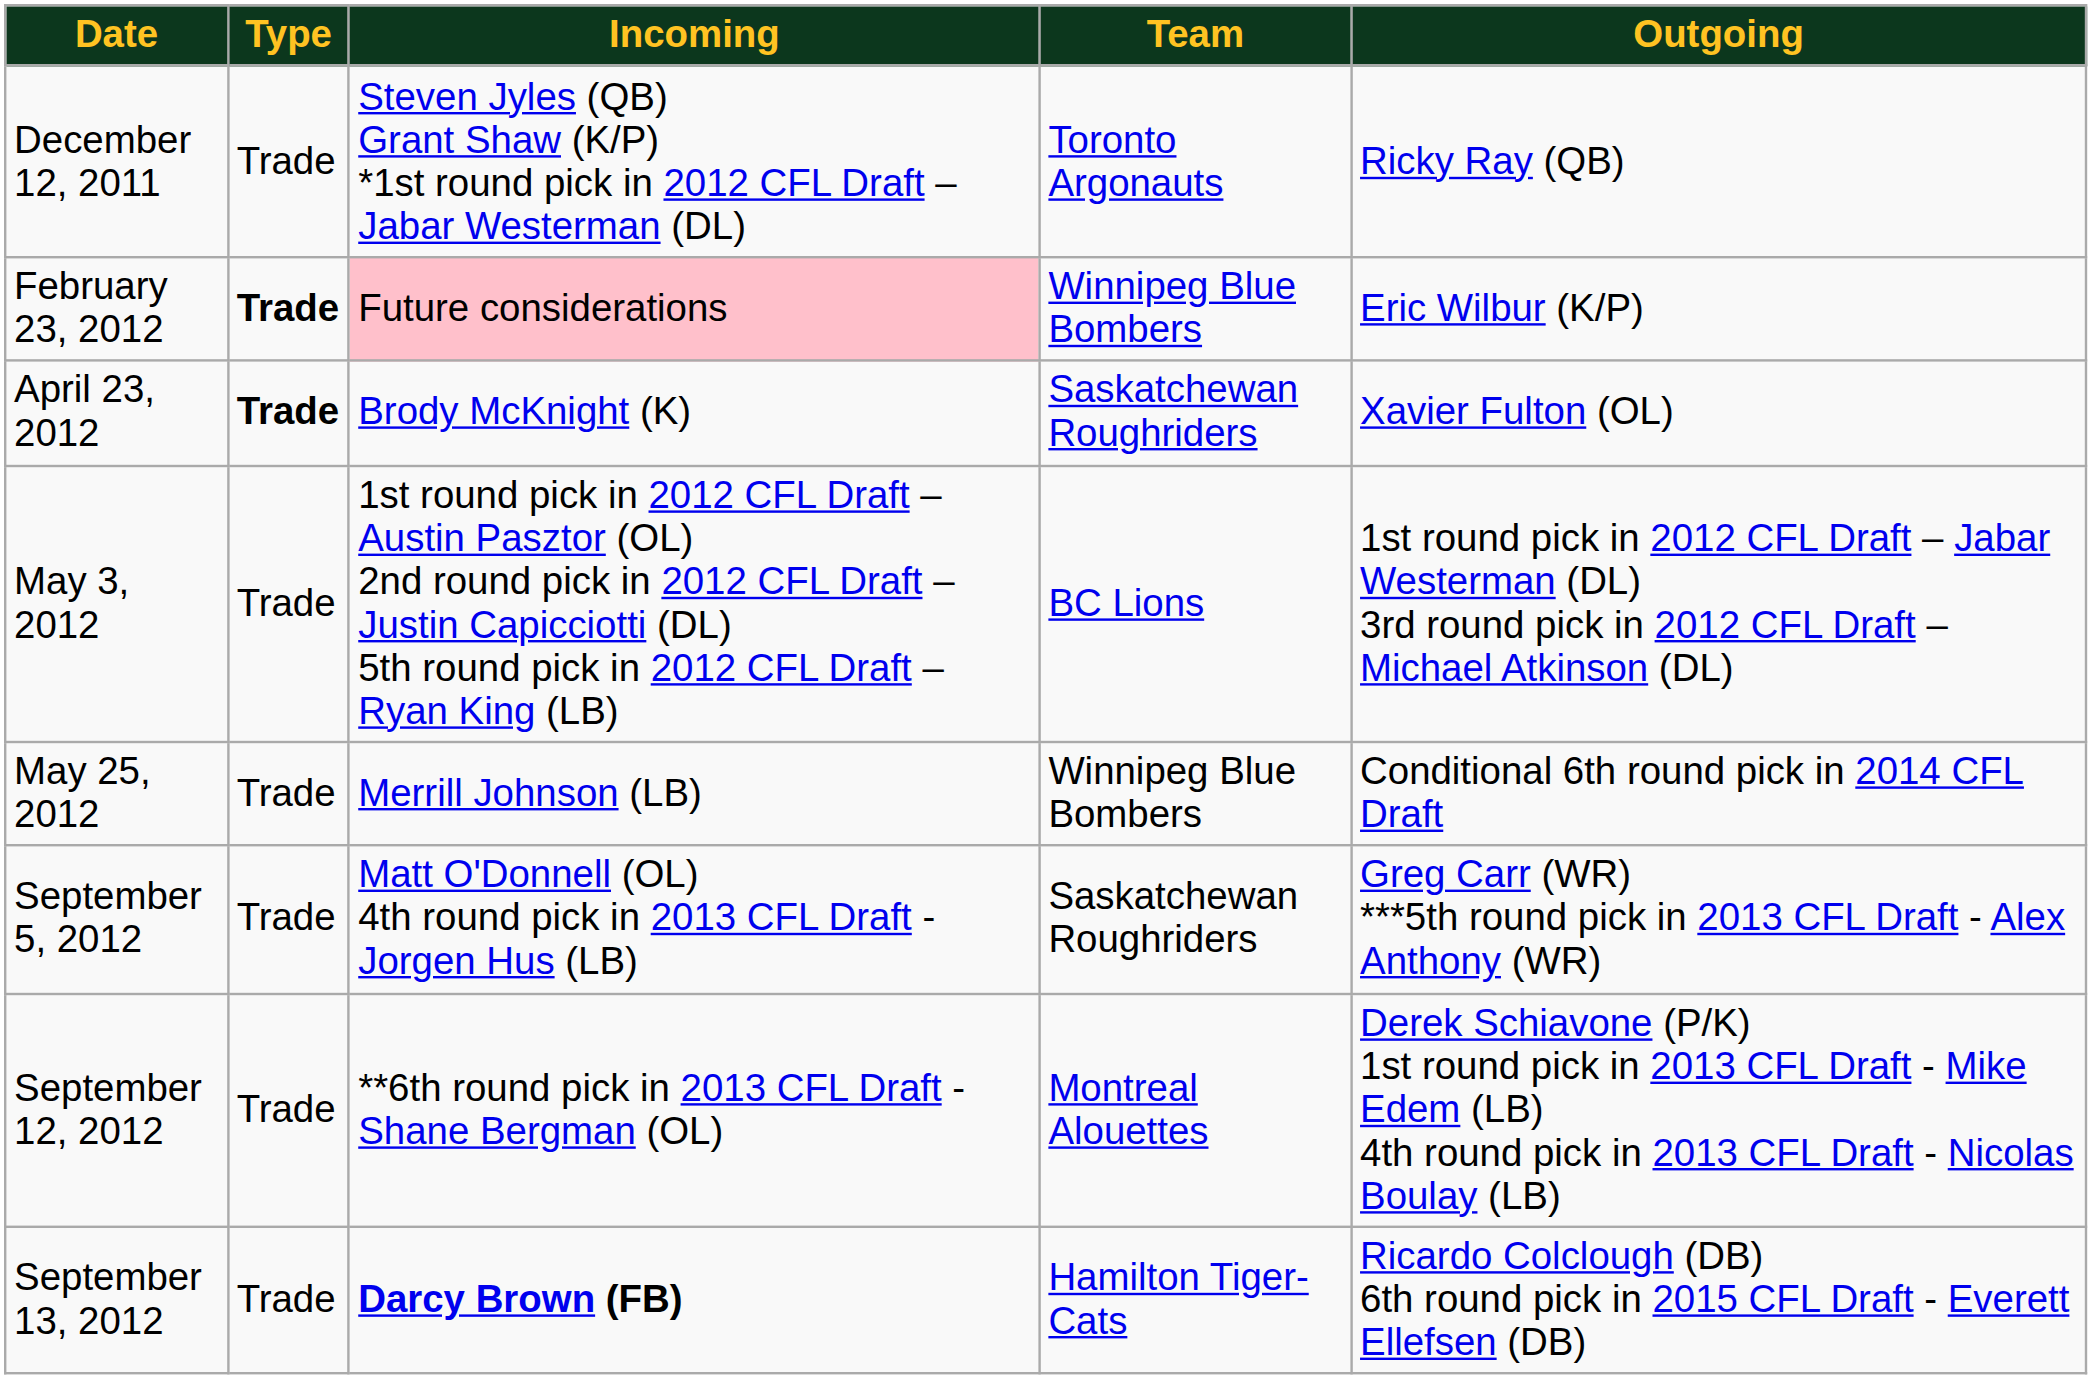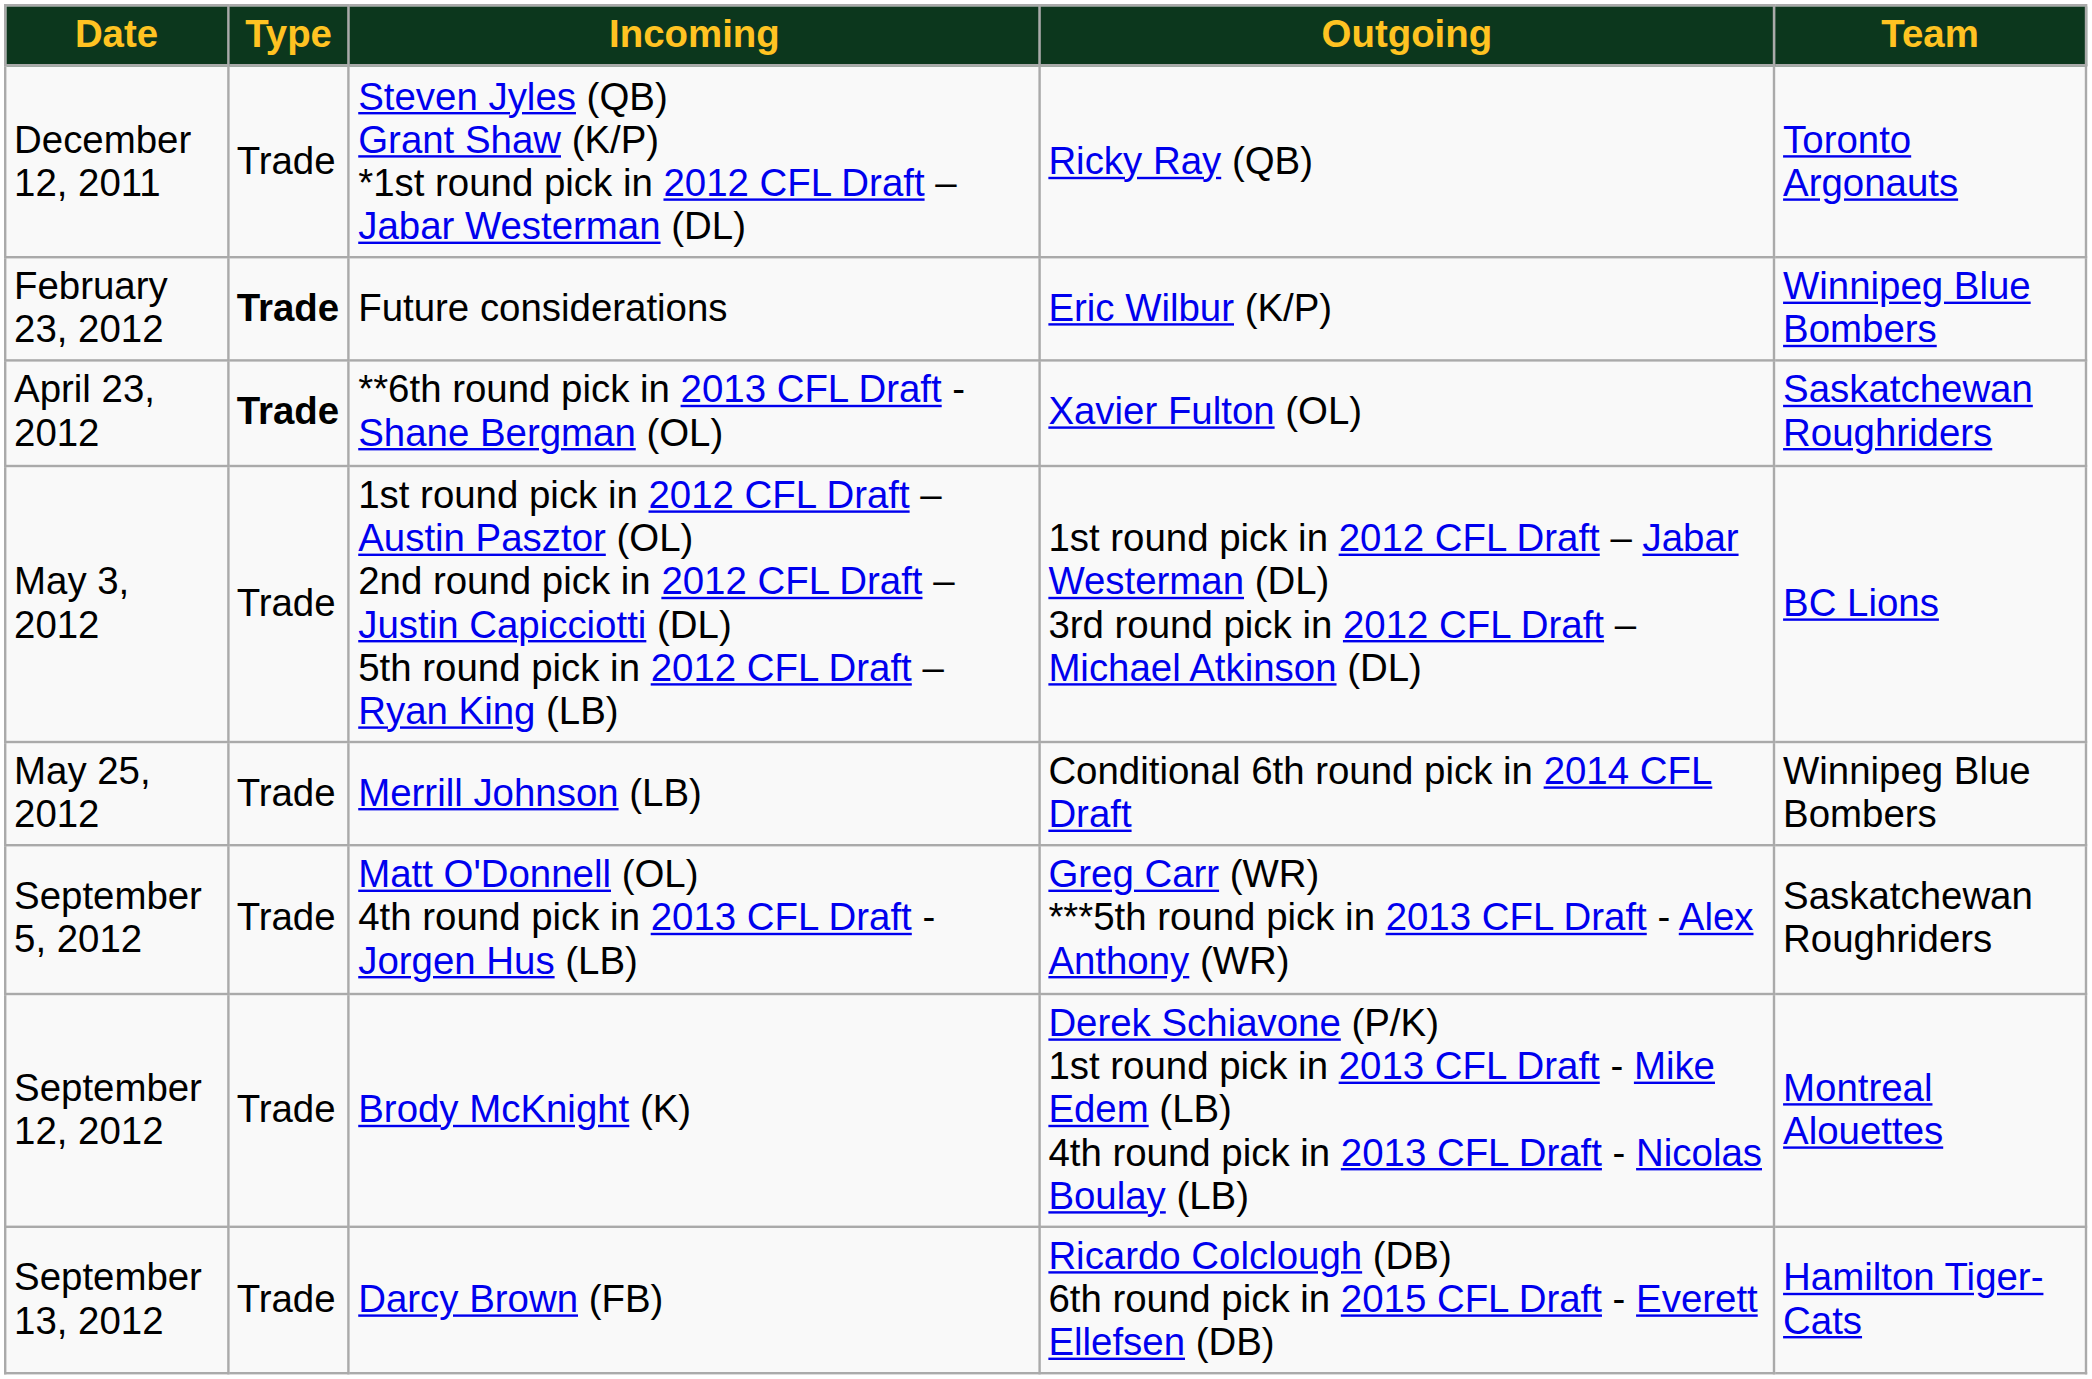columns swapped: (1719, 34) <-> (1195, 34)
(543, 307) pink background -> (543, 307) no background
(525, 412) Brody McKnight (K) -> (662, 412) **6th round pick in 2013 CFL Draft - Shane Bergman (OL)
(662, 1109) **6th round pick in 2013 CFL Draft - Shane Bergman (OL) -> (525, 1109) Brody McKnight (K)
(520, 1299) bold -> (511, 1299) normal
